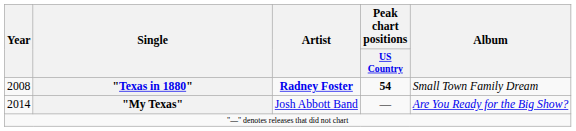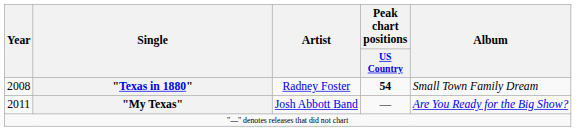(316, 86) bold -> (316, 86) normal
(19, 105) 2014 -> (19, 105) 2011
